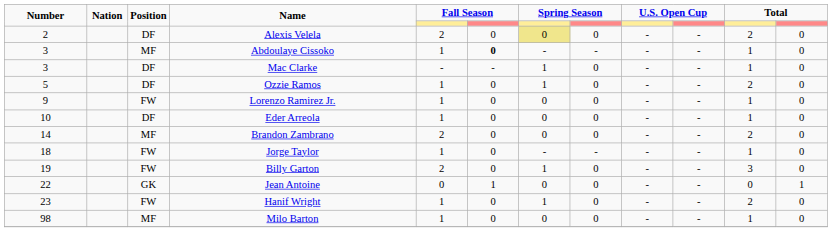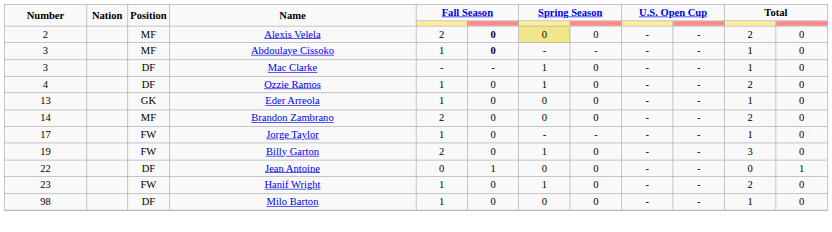(148, 34) DF -> (148, 34) MF
(493, 34) normal -> (493, 34) bold
(45, 84) 5 -> (45, 84) 4
- row: (292, 101)
(45, 118) 10 -> (45, 101) 13
(148, 118) DF -> (148, 101) GK
(45, 151) 18 -> (45, 134) 17
(148, 185) GK -> (148, 168) DF
(148, 218) MF -> (148, 201) DF
